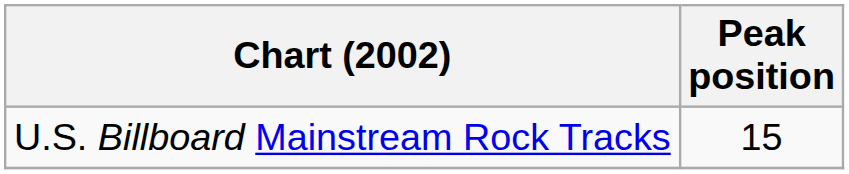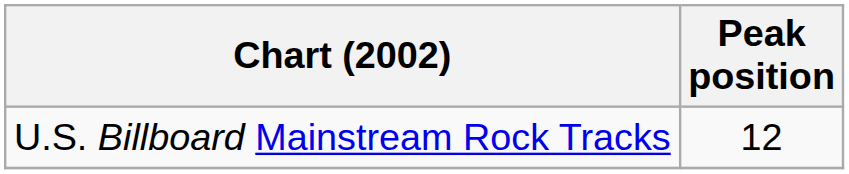(762, 136) 15 -> (762, 136) 12
